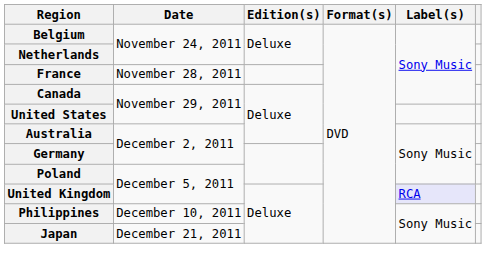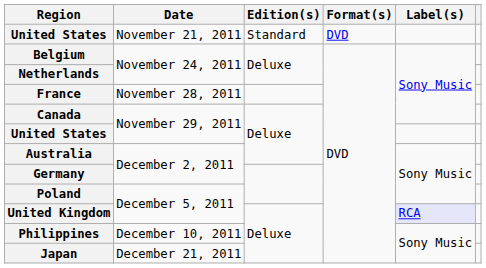+ row: (59, 34)
